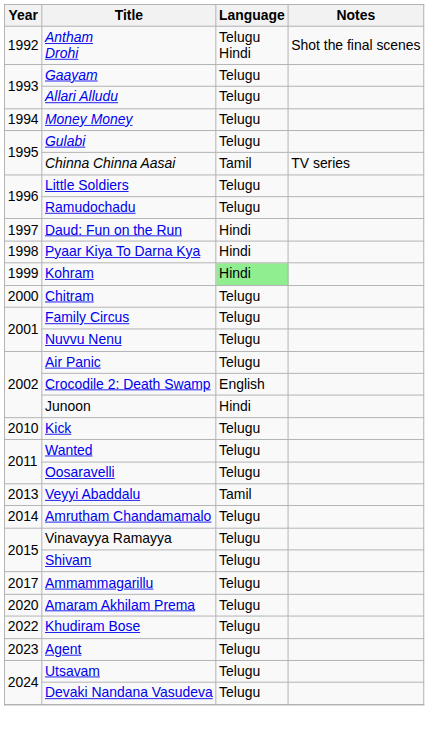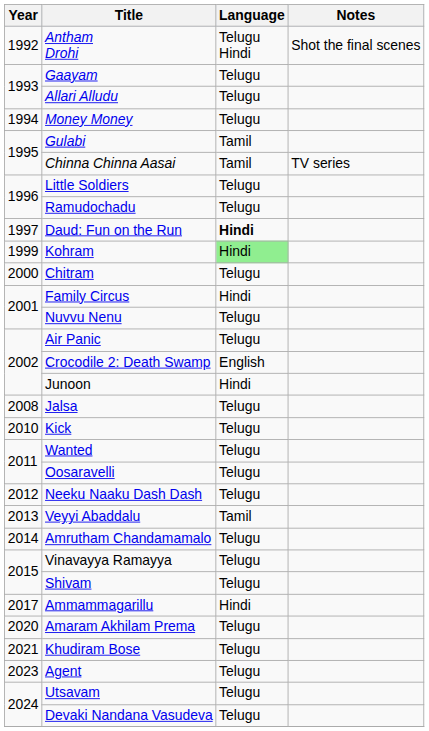(240, 141) Telugu -> (235, 141) Tamil
(235, 229) normal -> (237, 229) bold
- row: (123, 251)
(240, 318) Telugu -> (235, 296) Hindi
+ row: (61, 406)
+ row: (124, 494)
(240, 583) Telugu -> (235, 605) Hindi
(23, 627) 2022 -> (23, 649) 2021
